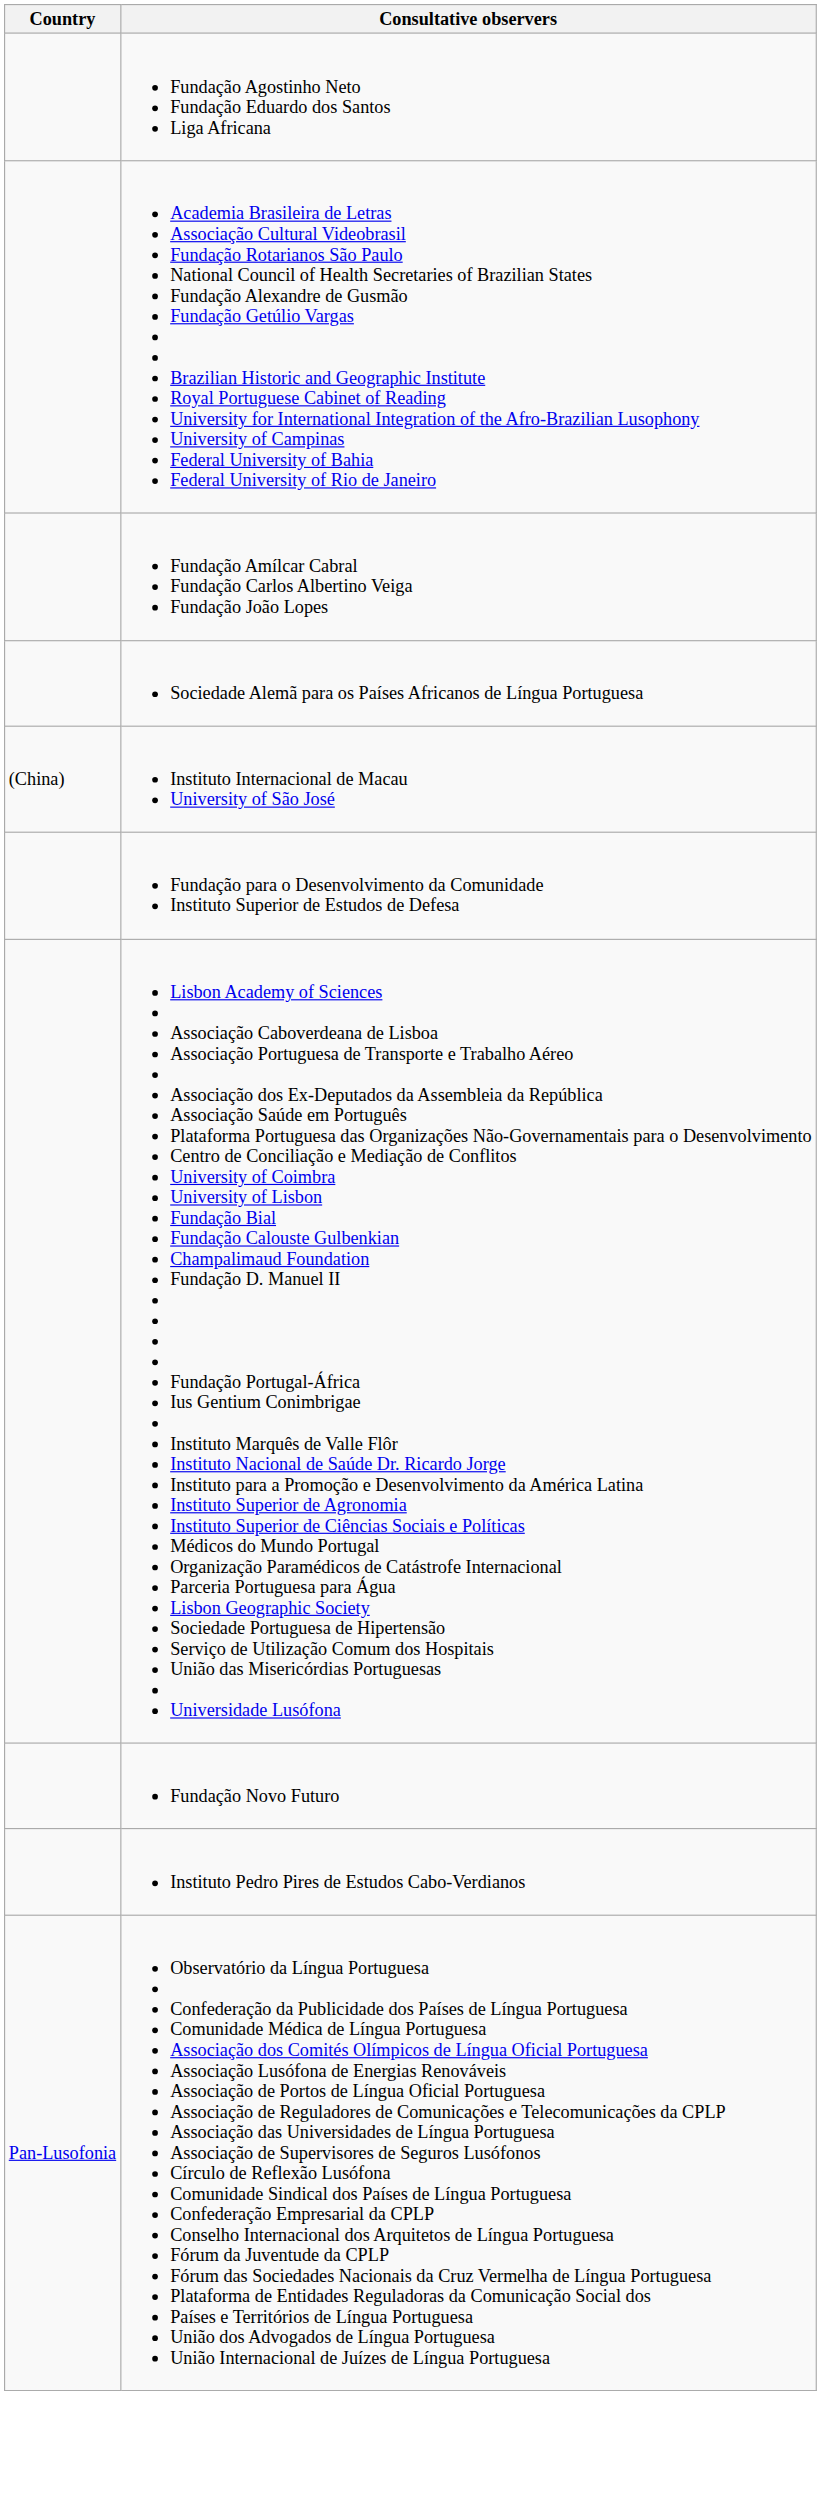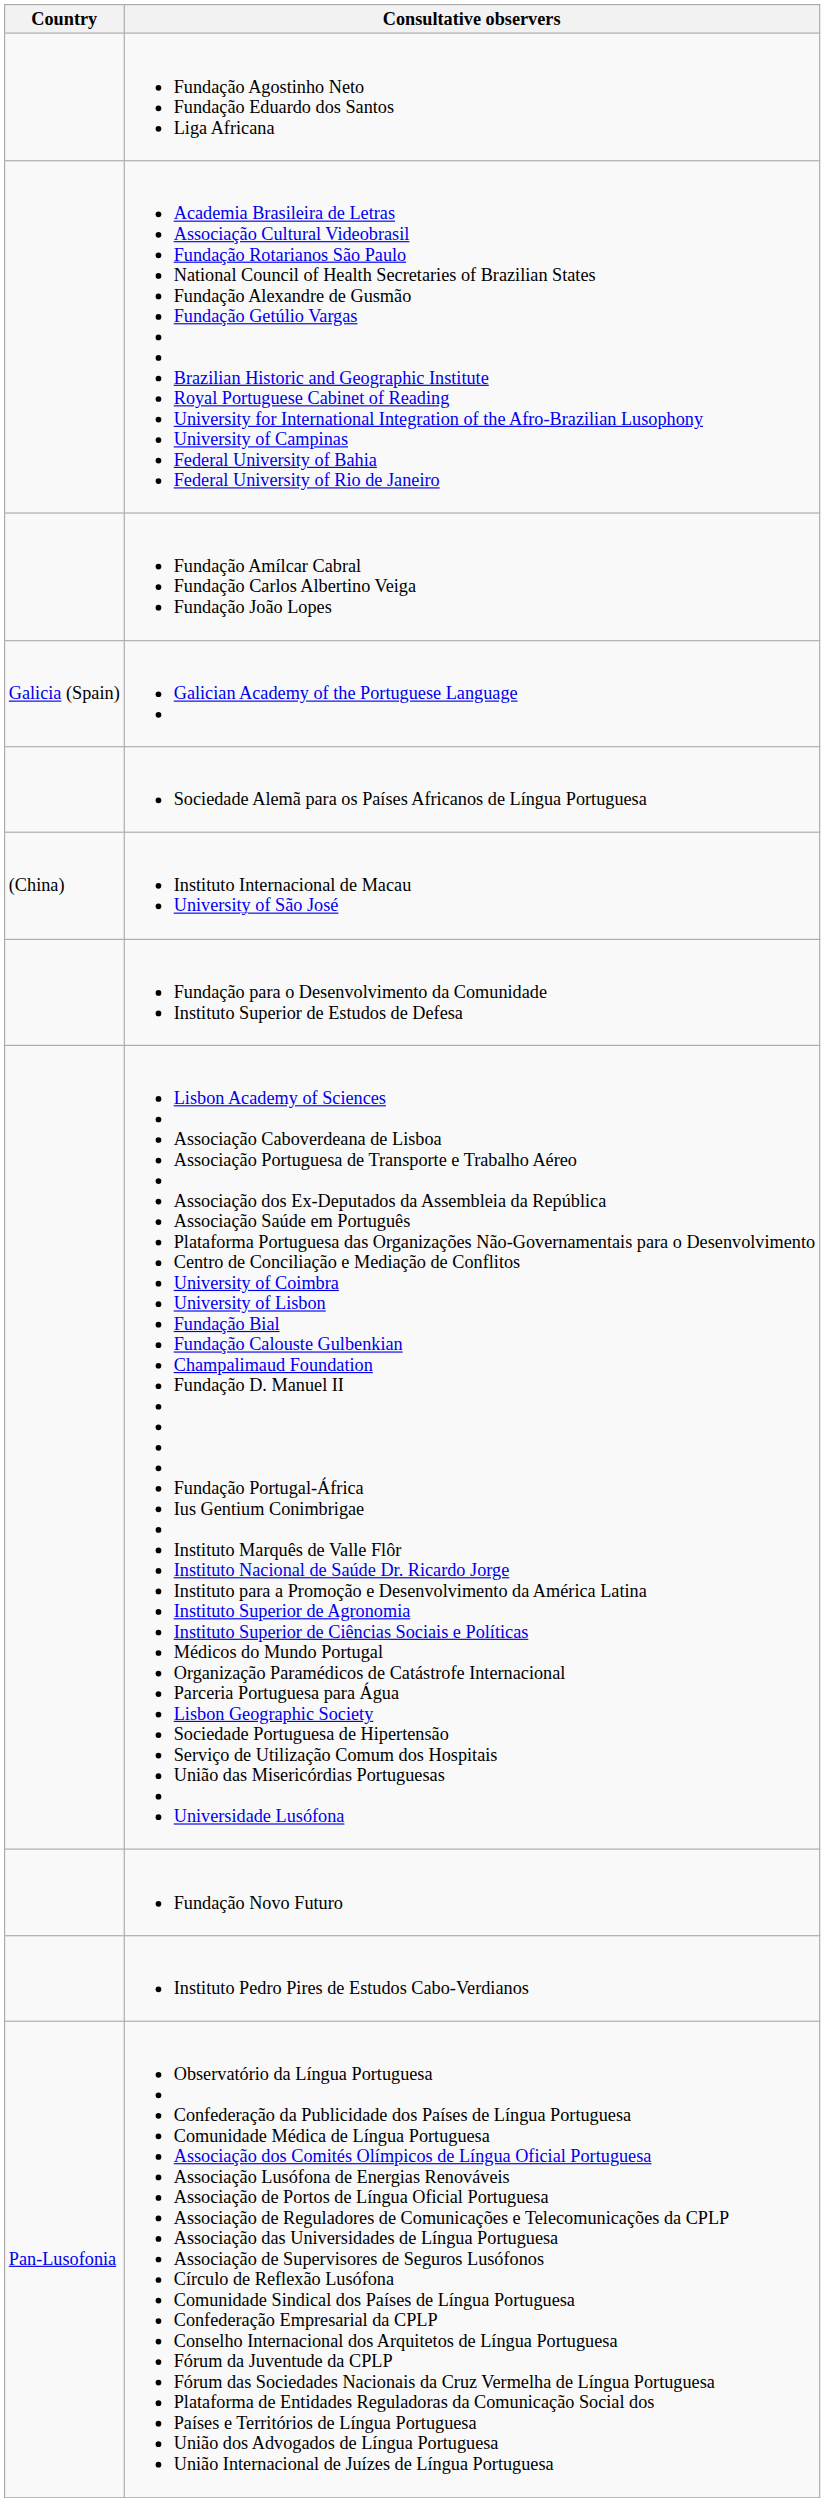+ row: (472, 704)
